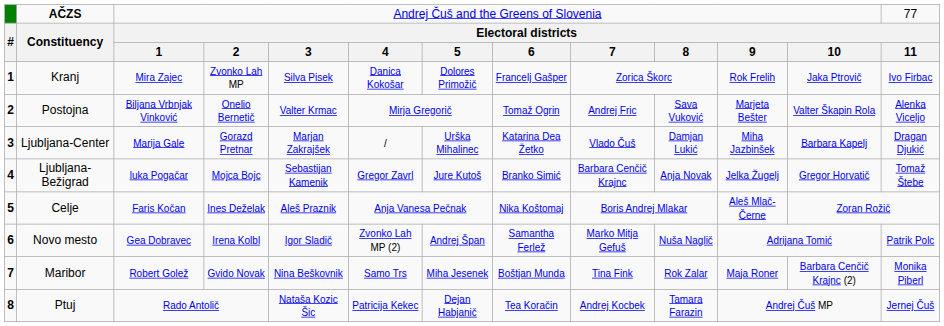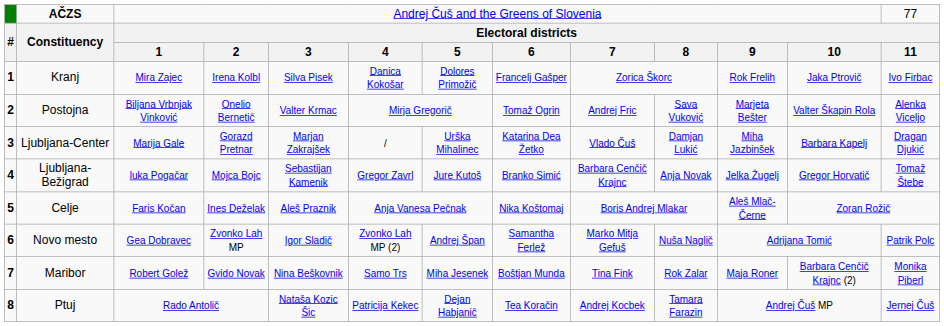(236, 78) Zvonko Lah MP -> (236, 77) Irena Kolbl
(236, 240) Irena Kolbl -> (236, 241) Zvonko Lah MP
